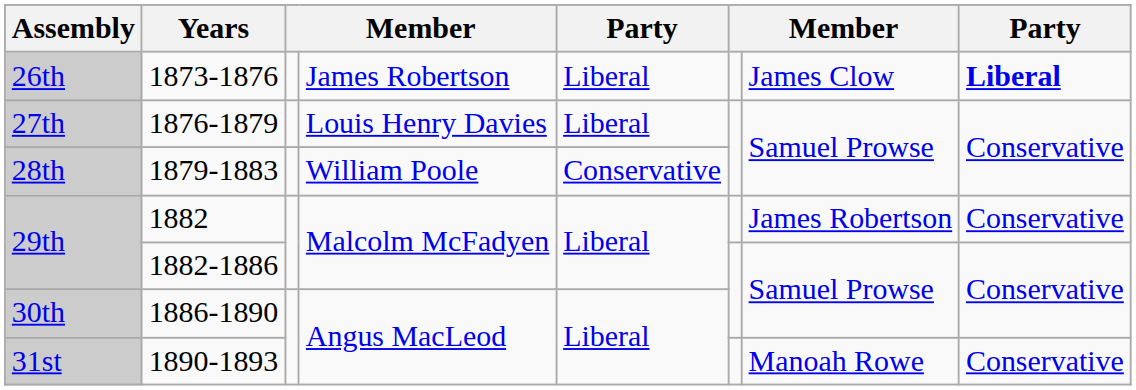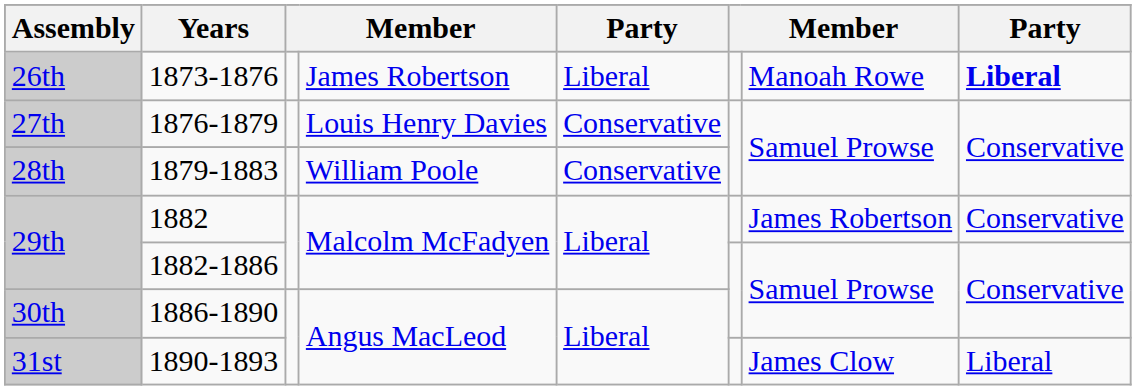(821, 75) James Clow -> (836, 75) Manoah Rowe
(606, 123) Liberal -> (642, 123) Conservative
(836, 360) Manoah Rowe -> (821, 360) James Clow
(1045, 360) Conservative -> (1009, 360) Liberal
